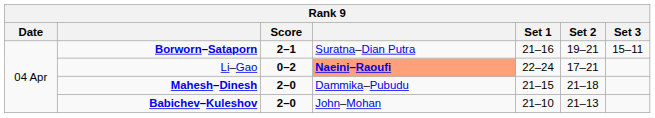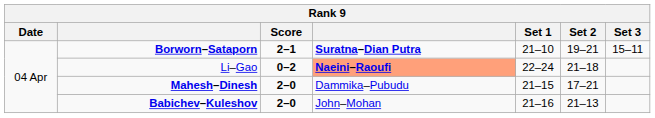(365, 50) normal -> (368, 50) bold
(538, 50) 21–16 -> (538, 50) 21–10
(583, 68) 17–21 -> (583, 68) 21–18
(583, 86) 21–18 -> (583, 86) 17–21
(538, 104) 21–10 -> (538, 104) 21–16
